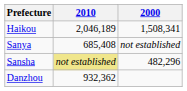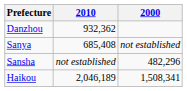rows swapped: (21, 29) <-> (25, 78)
(86, 61) khaki background -> (86, 61) no background
